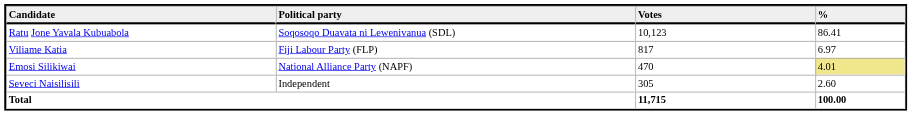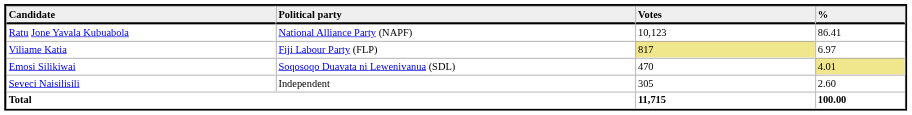(367, 32) Soqosoqo Duavata ni Lewenivanua (SDL) -> (345, 32) National Alliance Party (NAPF)
(646, 49) no background -> (646, 49) khaki background
(345, 66) National Alliance Party (NAPF) -> (367, 66) Soqosoqo Duavata ni Lewenivanua (SDL)
